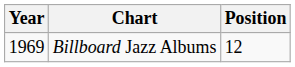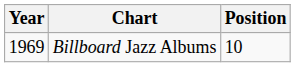(234, 47) 12 -> (234, 47) 10
